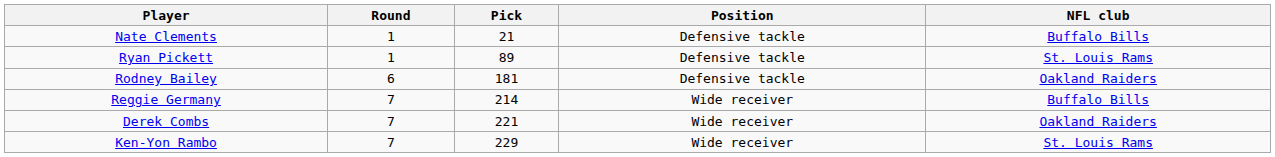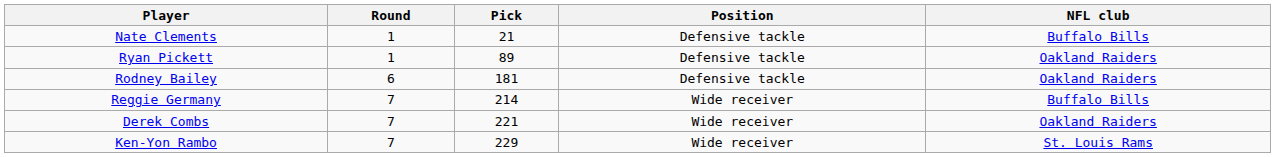(1098, 57) St. Louis Rams -> (1098, 57) Oakland Raiders
